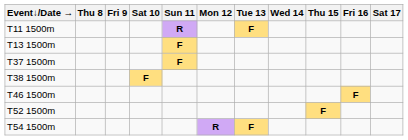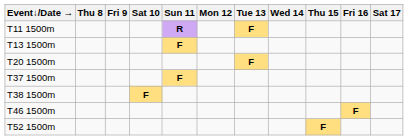+ row: (31, 62)
- row: (31, 127)
